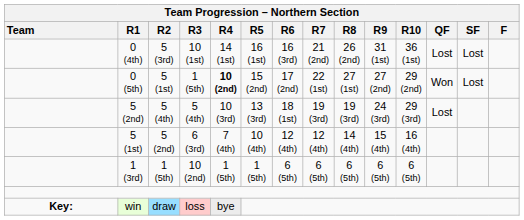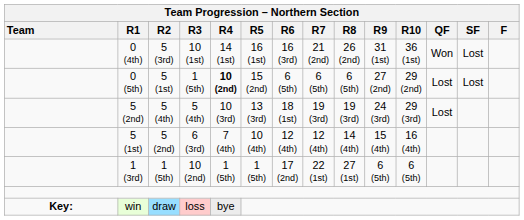(442, 53) Lost -> (442, 53) Won
(288, 83) 17 (2nd) -> (288, 83) 6 (5th)
(318, 83) 22 (1st) -> (318, 83) 6 (5th)
(349, 83) 27 (1st) -> (349, 83) 6 (5th)
(442, 83) Won -> (442, 83) Lost
(288, 171) 6 (5th) -> (288, 171) 17 (2nd)
(318, 171) 6 (5th) -> (318, 171) 22 (1st)
(349, 171) 6 (5th) -> (349, 171) 27 (1st)
